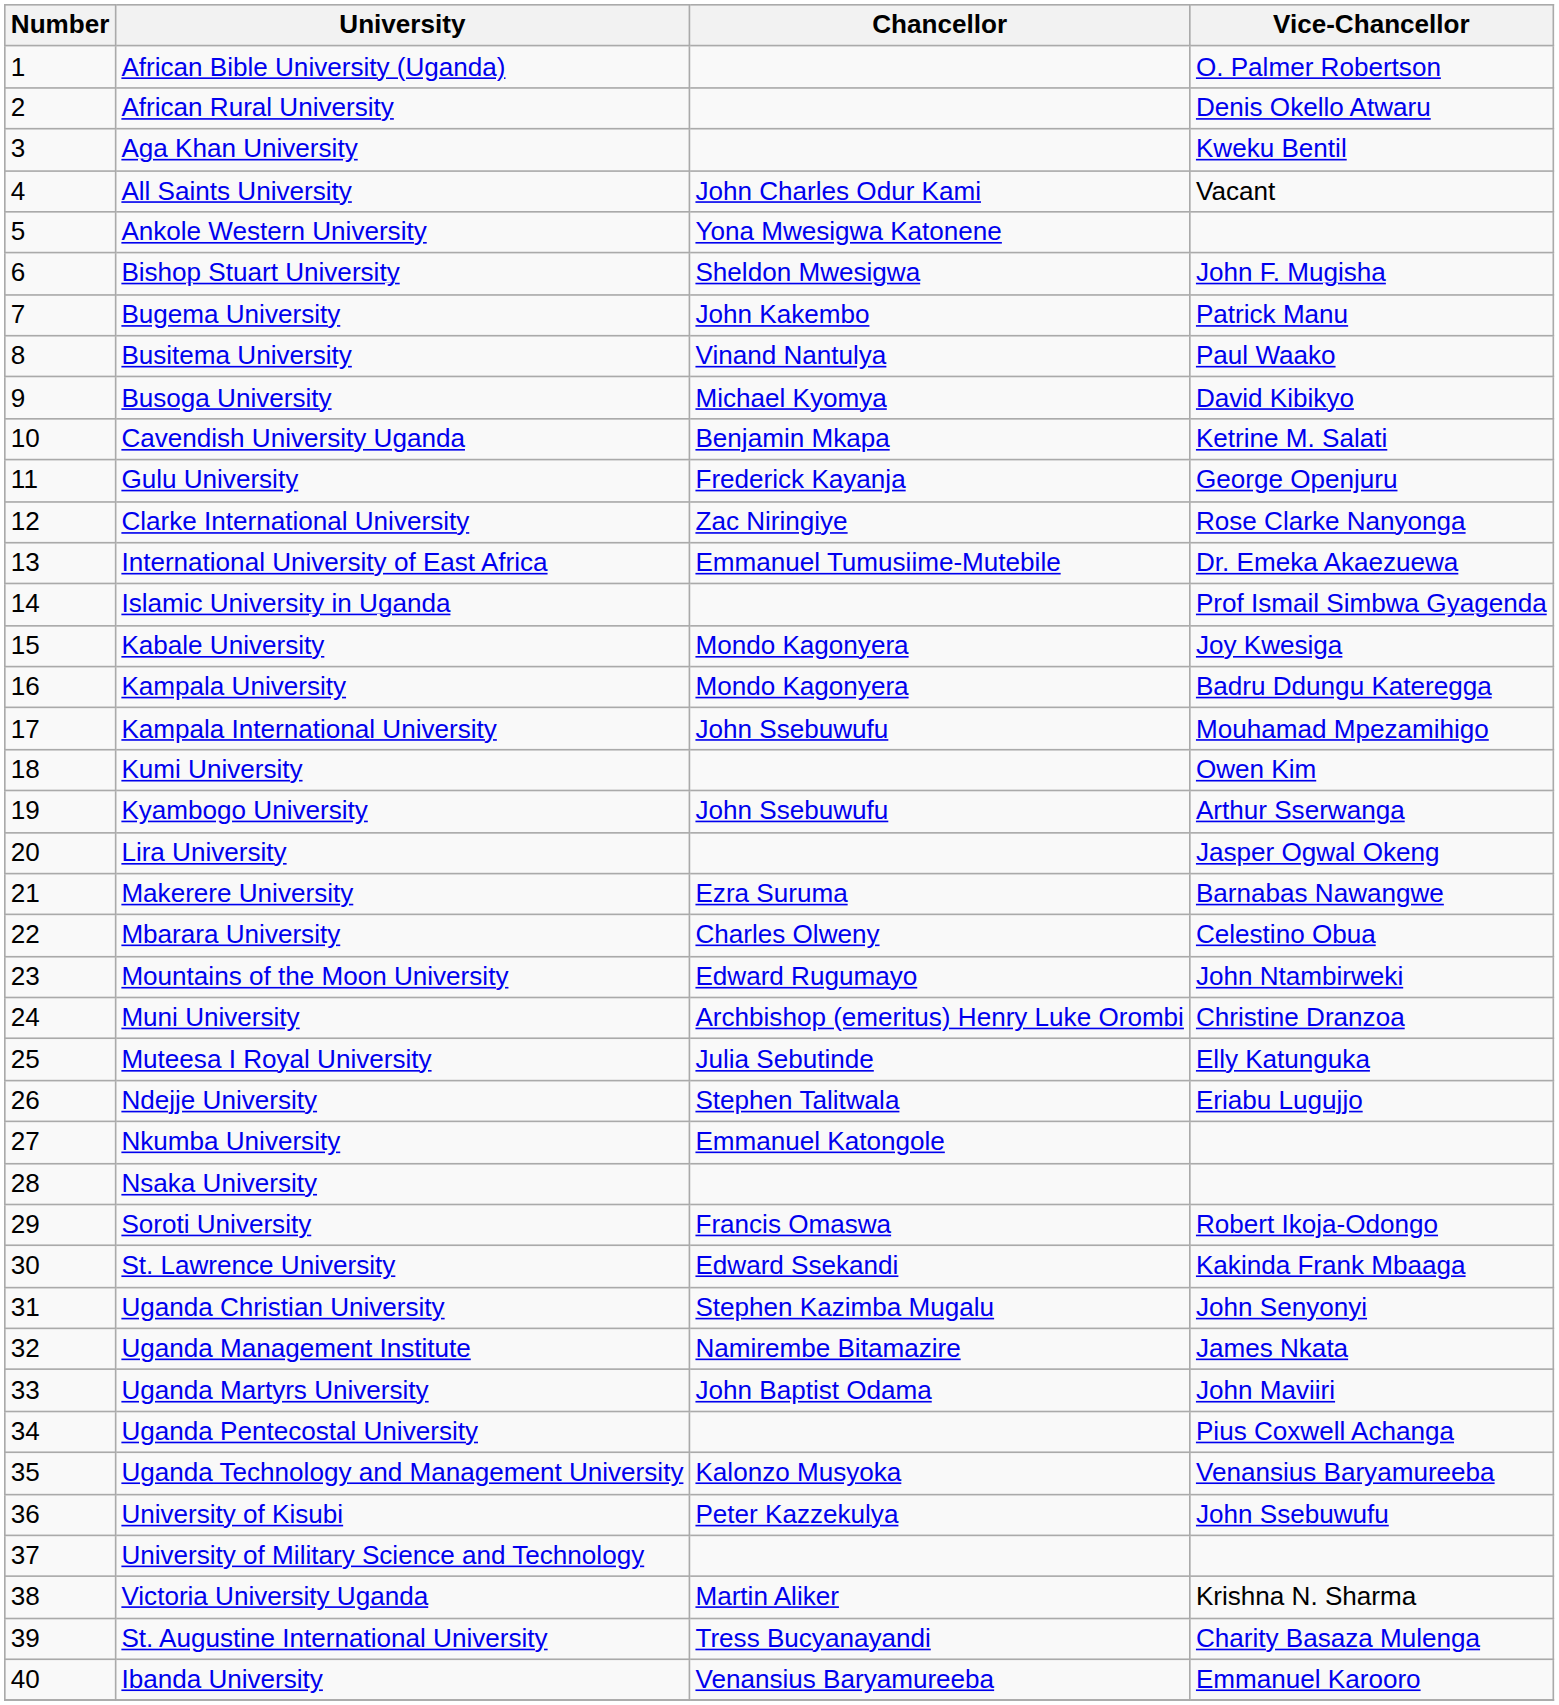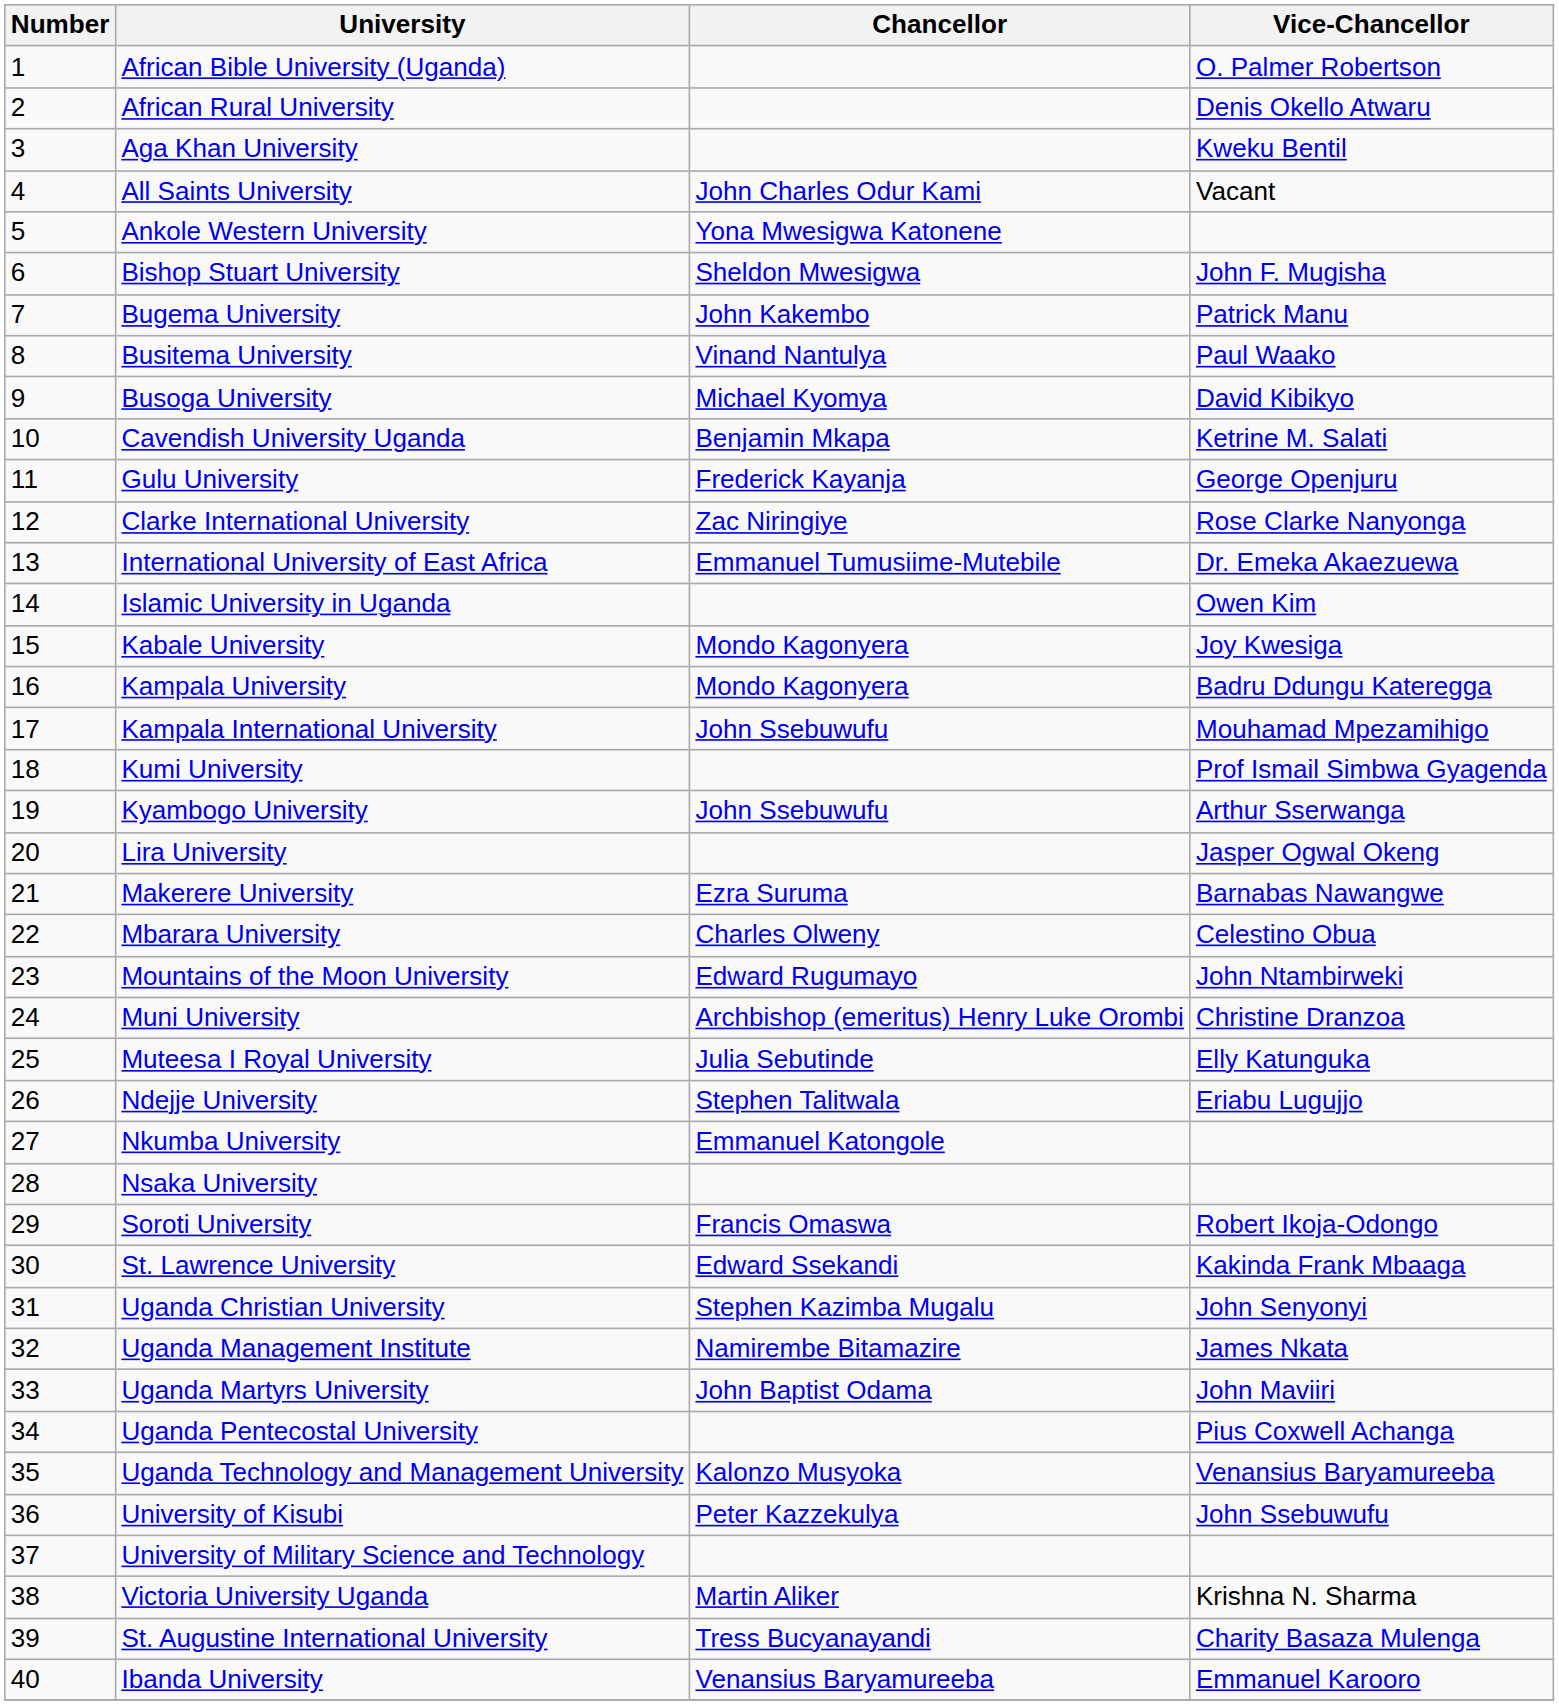(1371, 604) Prof Ismail Simbwa Gyagenda -> (1256, 604) Owen Kim
(1256, 769) Owen Kim -> (1371, 769) Prof Ismail Simbwa Gyagenda
